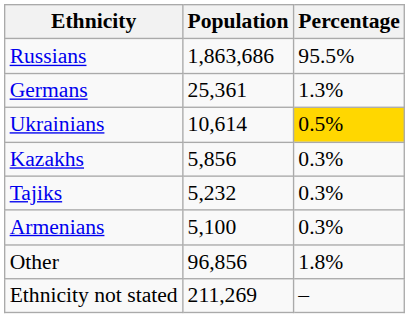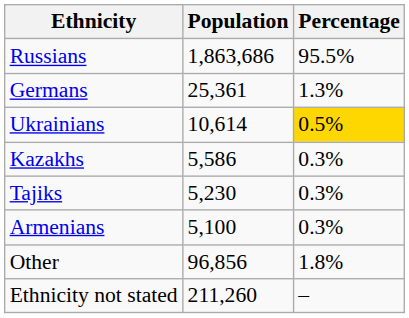(212, 158) 5,856 -> (212, 158) 5,586
(212, 192) 5,232 -> (212, 192) 5,230
(222, 295) 211,269 -> (222, 295) 211,260
